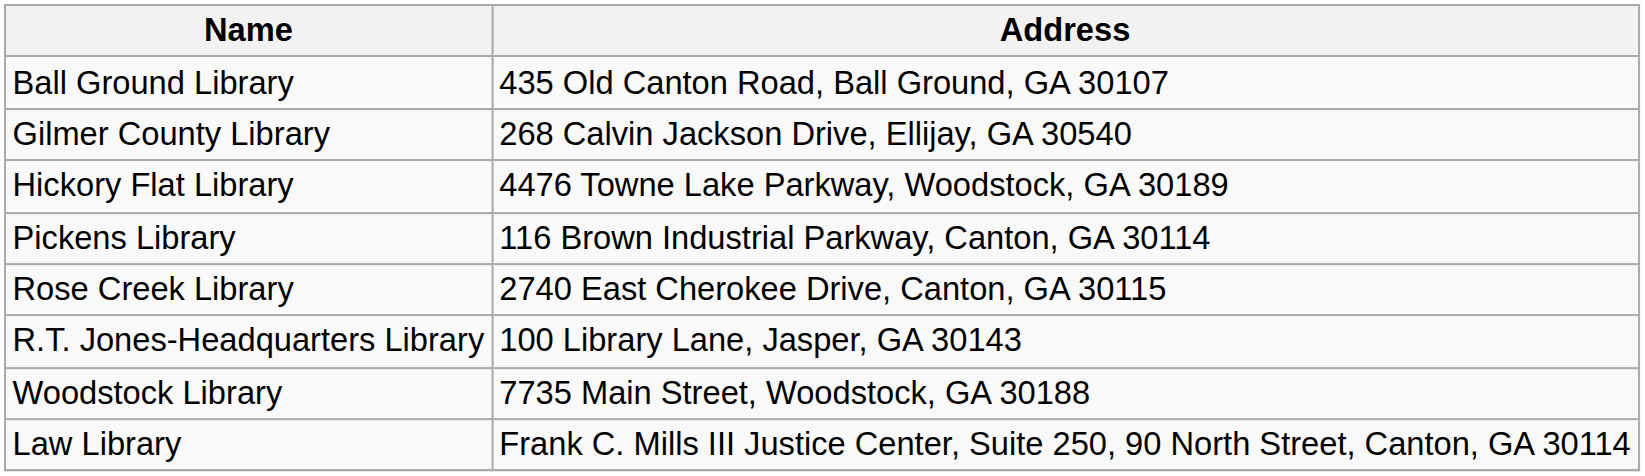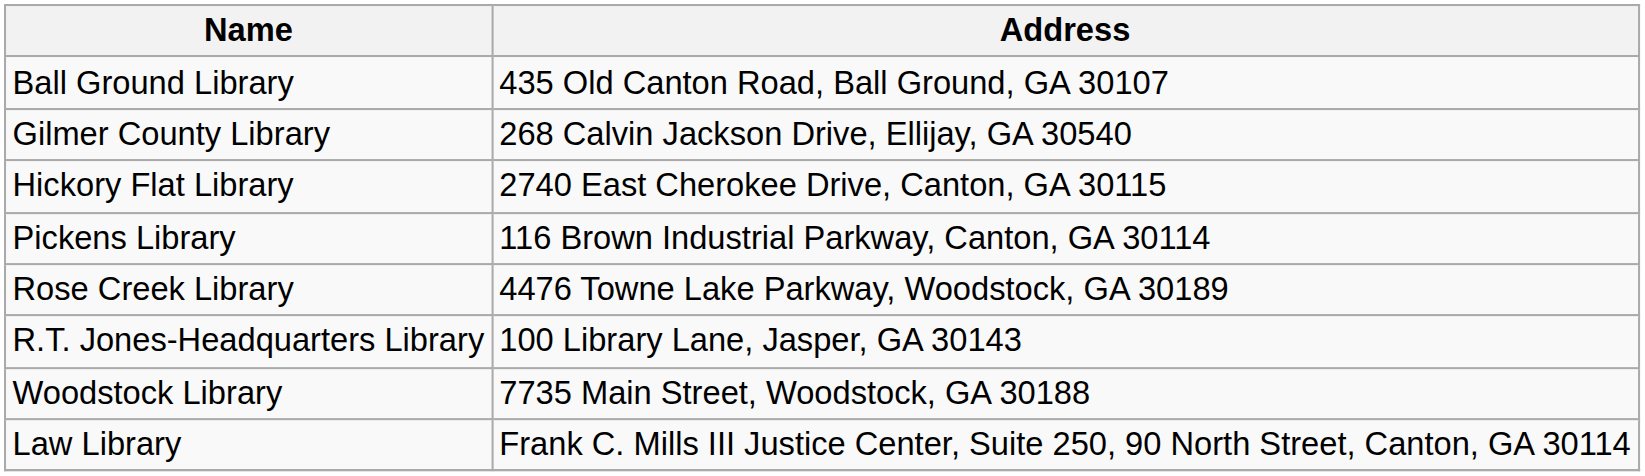(864, 185) 4476 Towne Lake Parkway, Woodstock, GA 30189 -> (833, 185) 2740 East Cherokee Drive, Canton, GA 30115
(833, 289) 2740 East Cherokee Drive, Canton, GA 30115 -> (864, 289) 4476 Towne Lake Parkway, Woodstock, GA 30189
